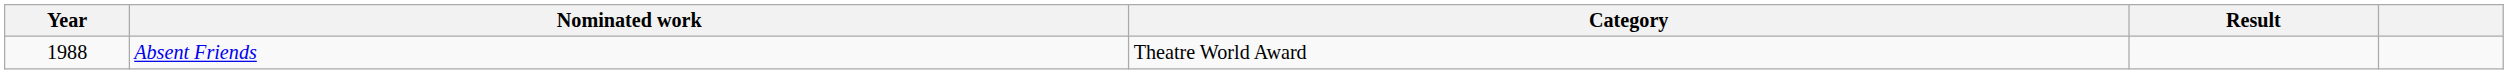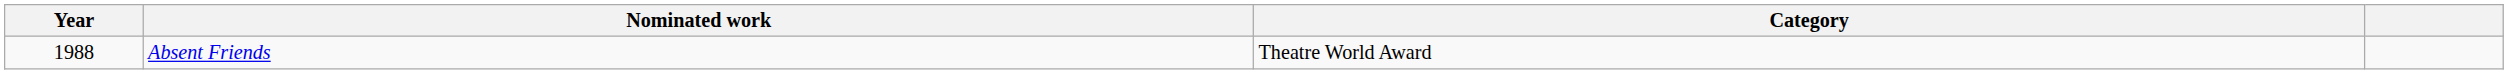- column: (2253, 20)
